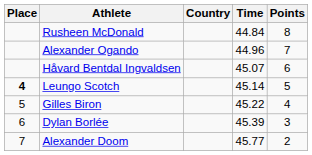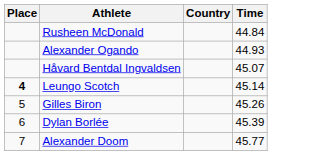- column: (287, 13)
(250, 50) 44.96 -> (250, 50) 44.93
(250, 104) 45.22 -> (250, 104) 45.26
